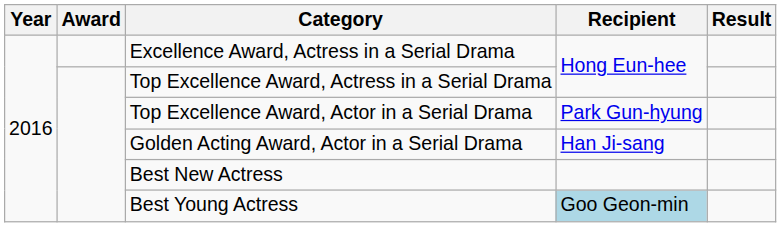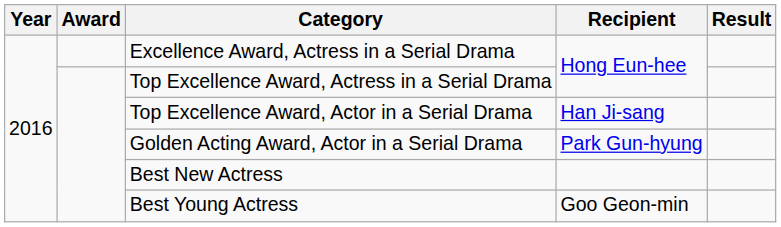(632, 112) Park Gun-hyung -> (613, 112) Han Ji-sang
(613, 143) Han Ji-sang -> (632, 143) Park Gun-hyung
(625, 205) lightblue background -> (625, 205) no background
